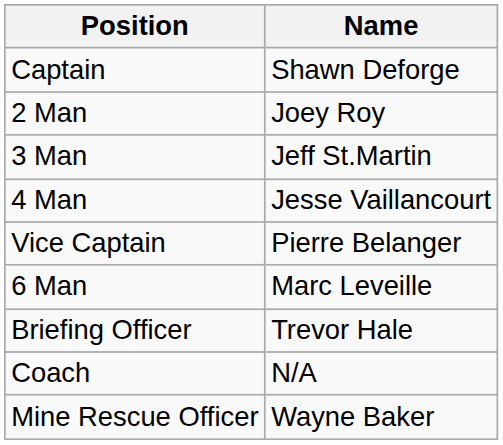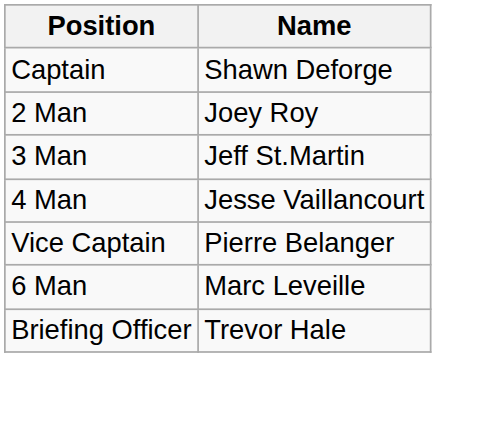- row: (51, 373)
- row: (135, 416)
